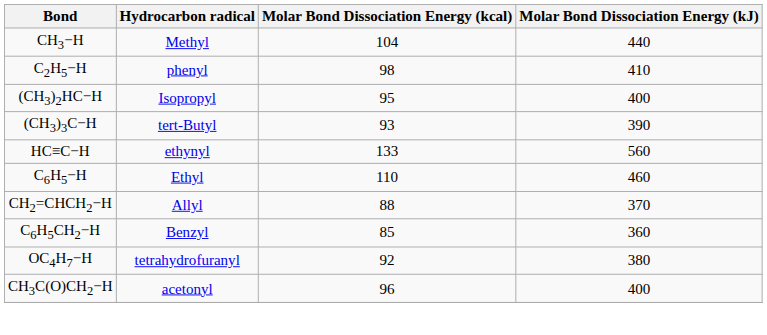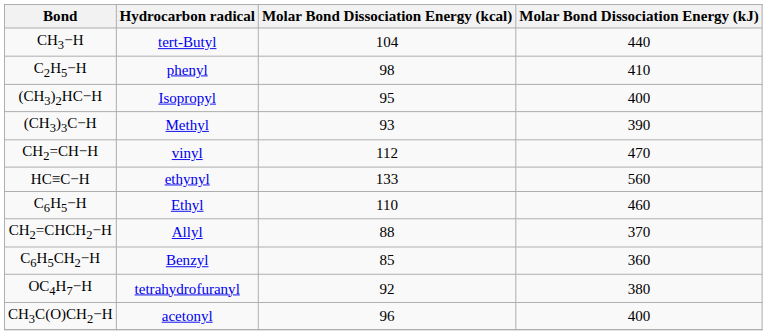(187, 42) Methyl -> (187, 42) tert-Butyl
(187, 125) tert-Butyl -> (187, 125) Methyl
+ row: (60, 153)
